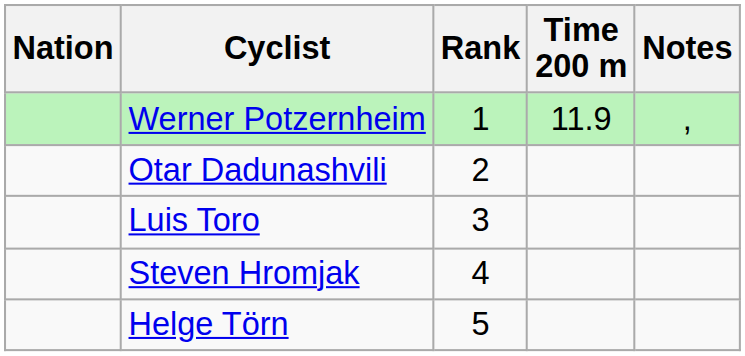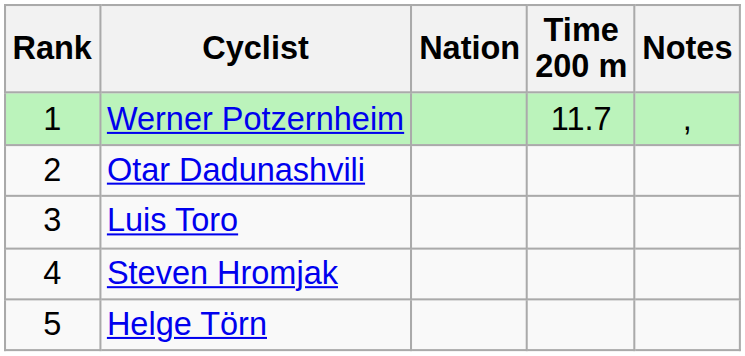columns swapped: (480, 48) <-> (63, 48)
(581, 118) 11.9 -> (581, 118) 11.7
